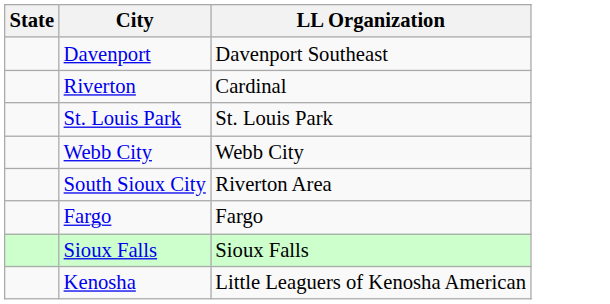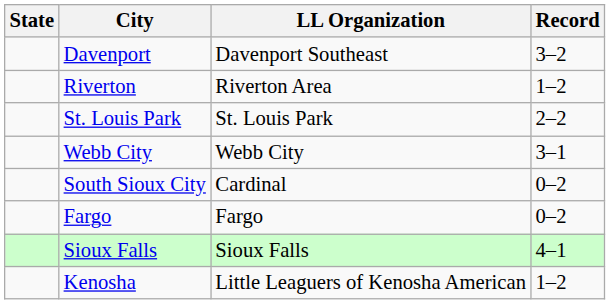+ column: (568, 20)
(251, 86) Cardinal -> (274, 86) Riverton Area
(274, 184) Riverton Area -> (251, 184) Cardinal
